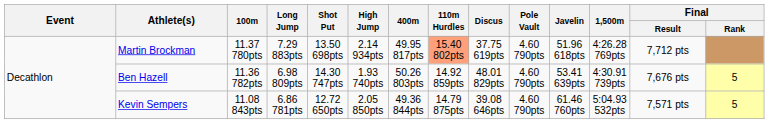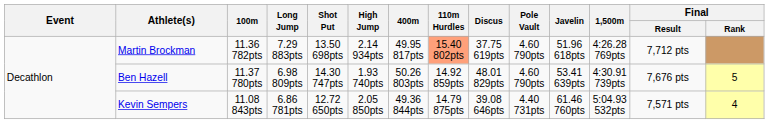(247, 50) 11.37 780pts -> (247, 50) 11.36 782pts
(247, 78) 11.36 782pts -> (247, 78) 11.37 780pts
(529, 105) 4.60 790pts -> (529, 105) 4.40 731pts
(735, 105) 5 -> (735, 105) 4
